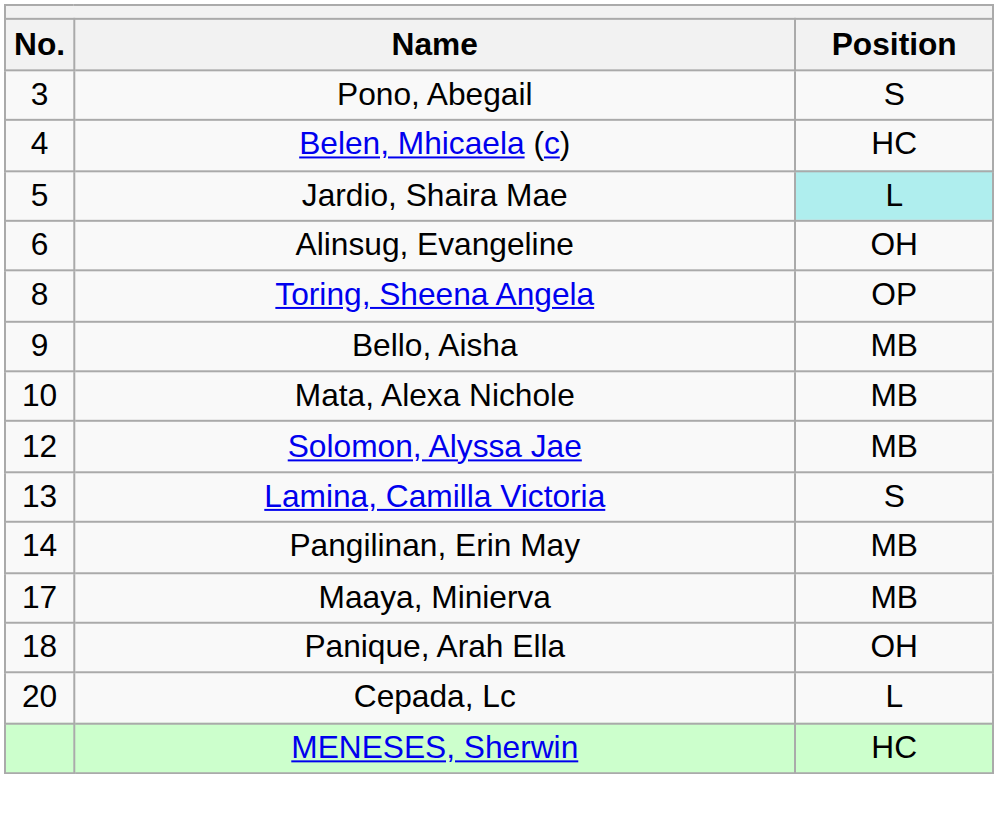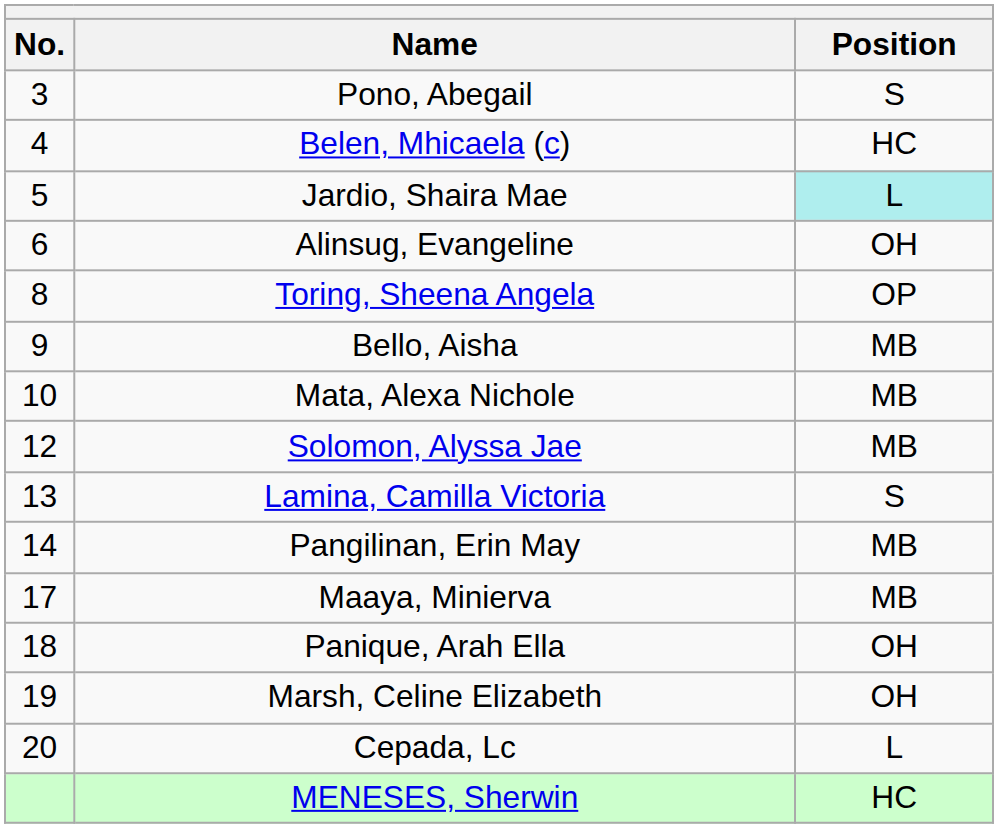+ row: (435, 697)
